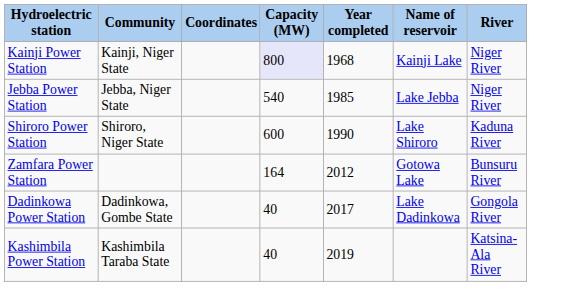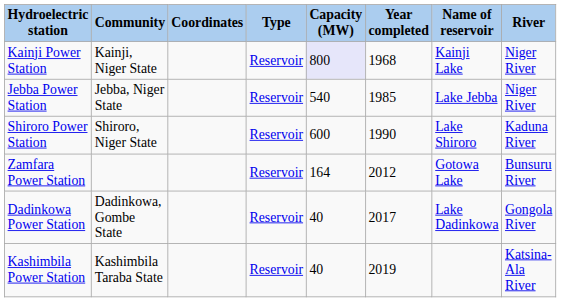+ column: (276, 23)
